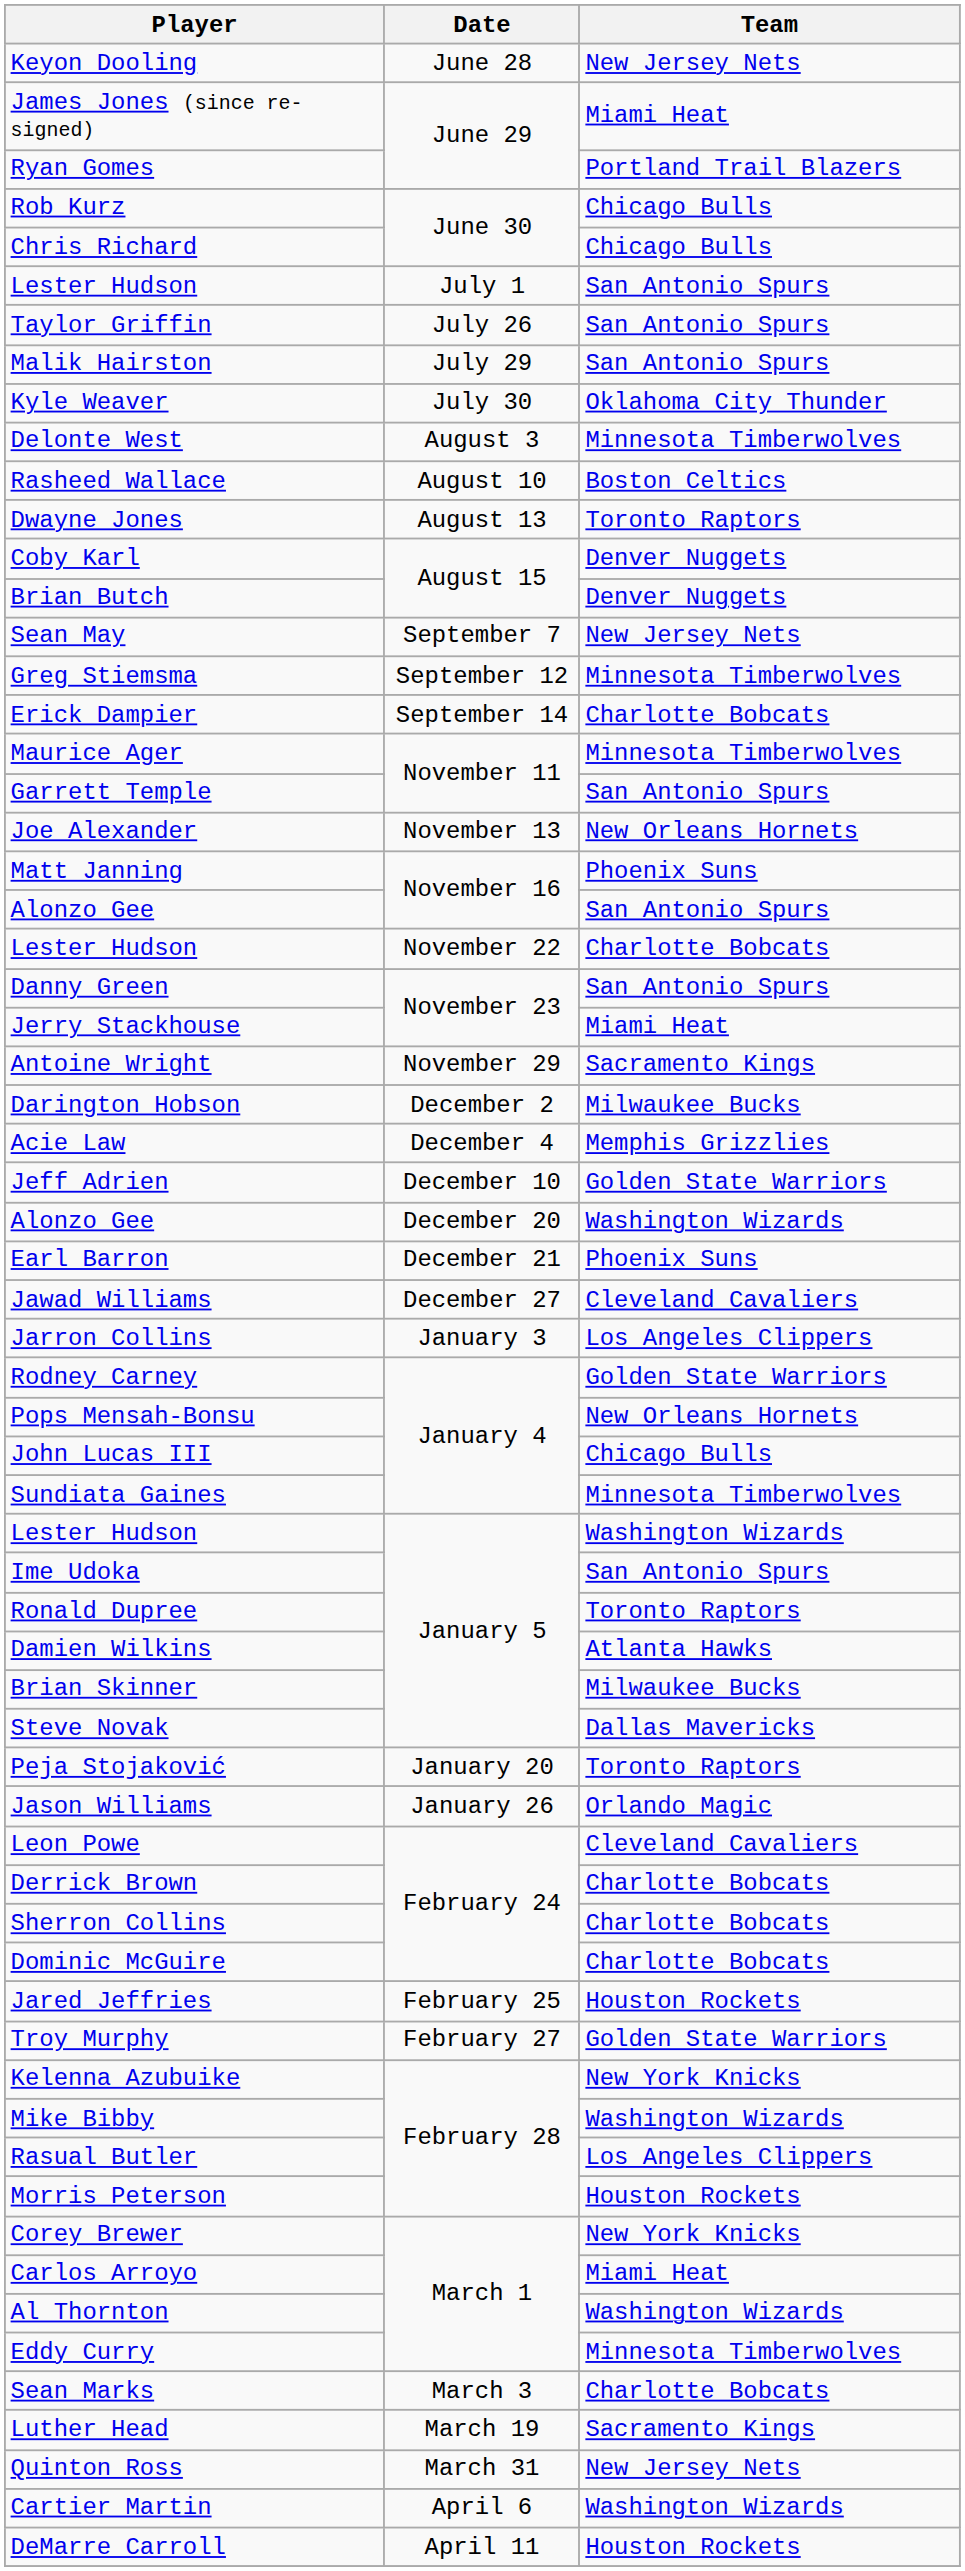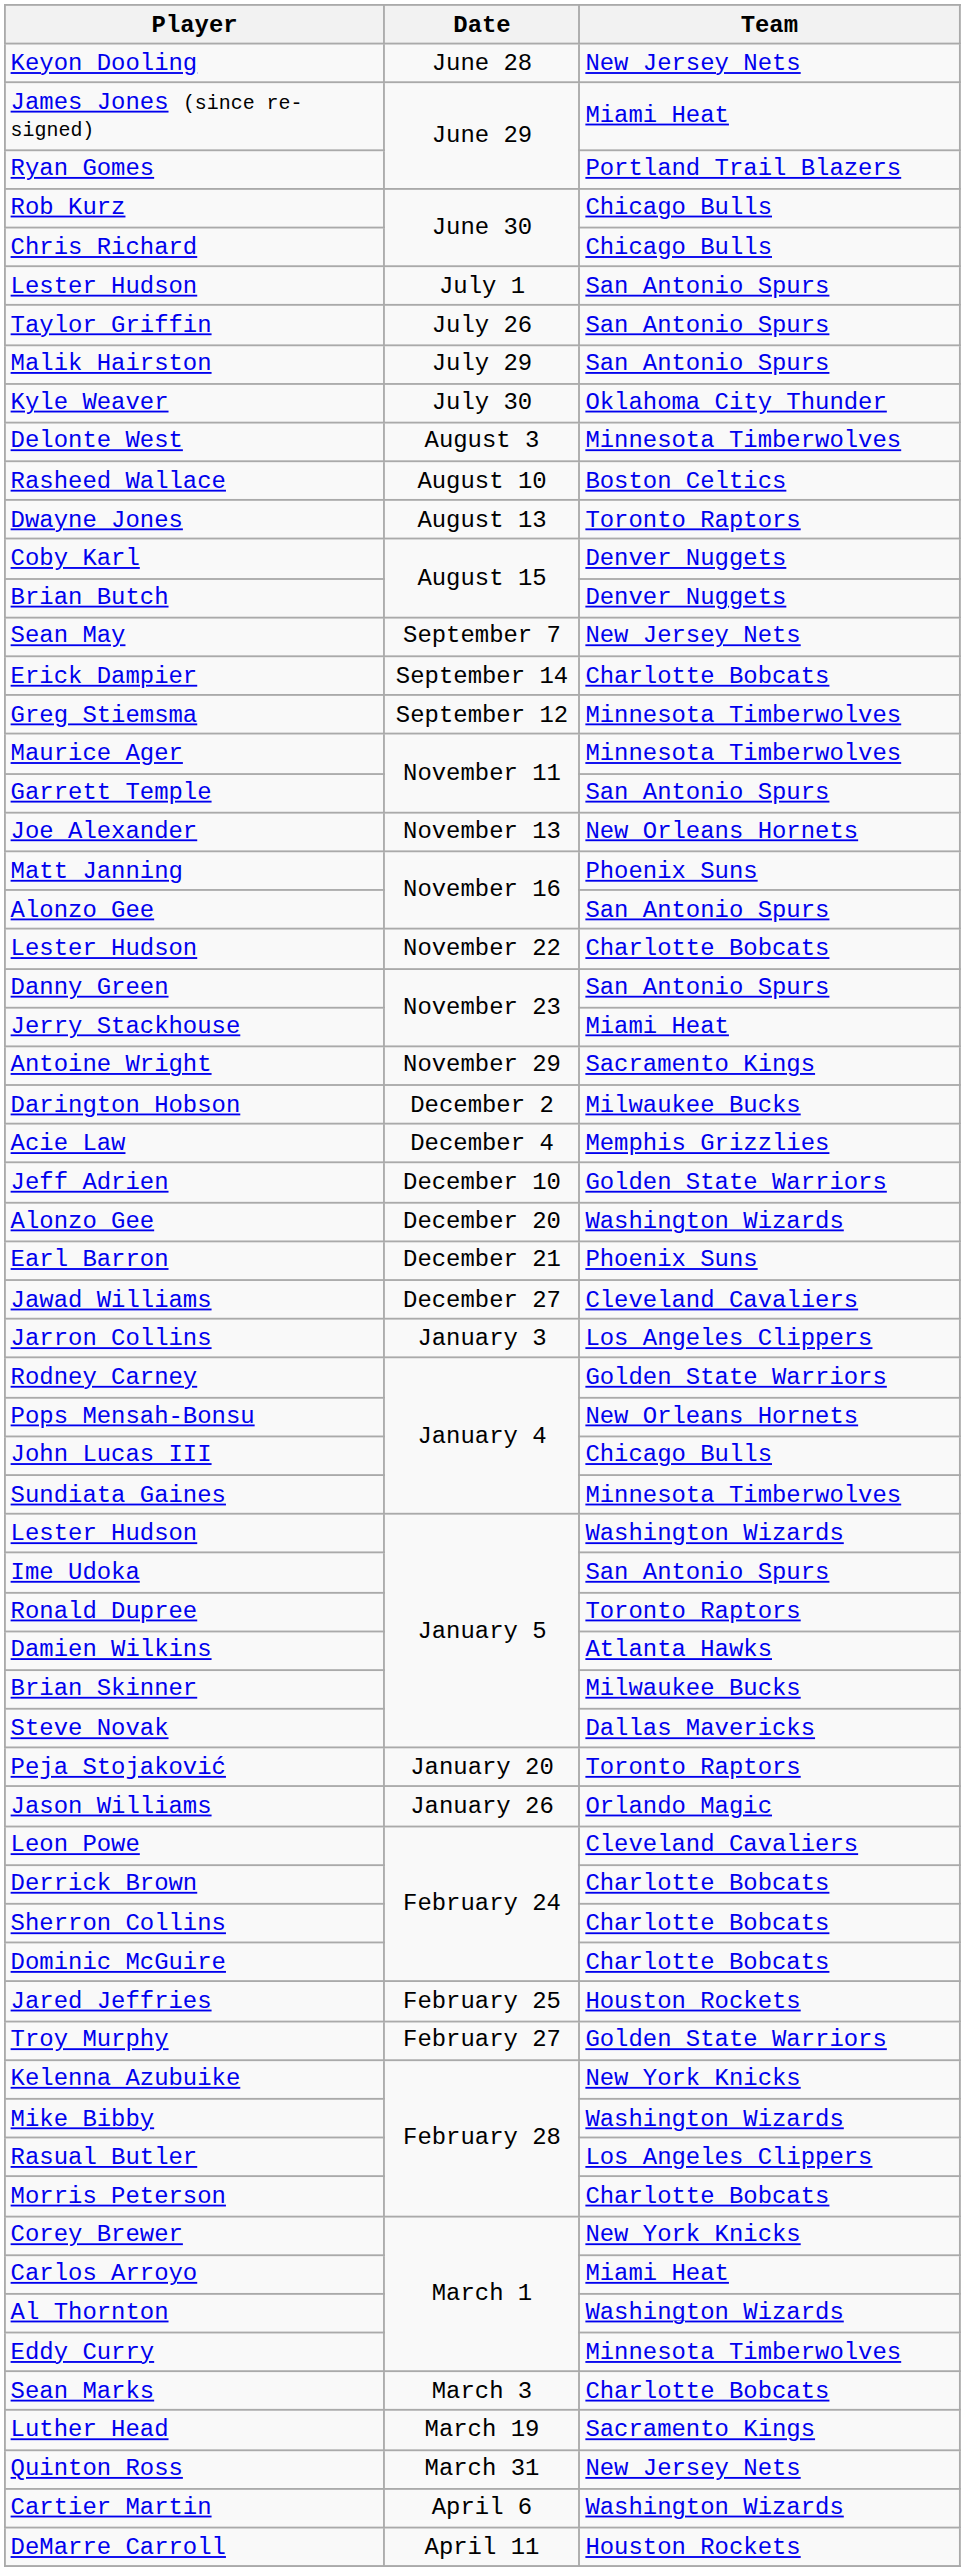rows swapped: (104, 676) <-> (104, 715)
(693, 2196) Houston Rockets -> (707, 2196) Charlotte Bobcats
